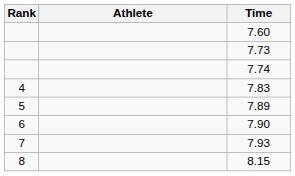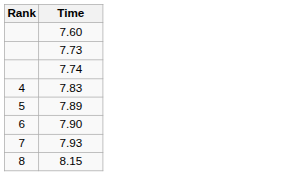- column: (133, 13)
